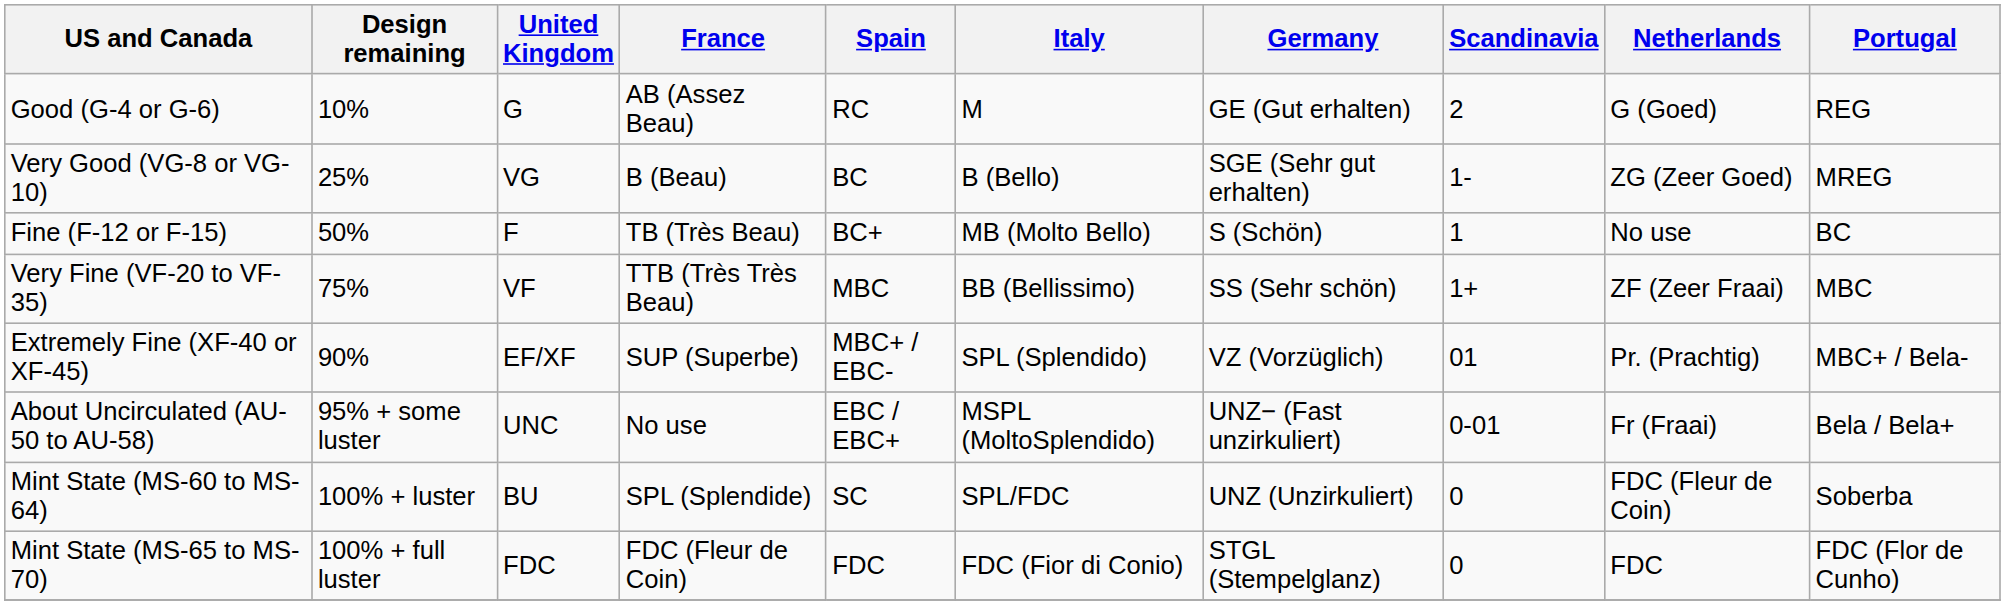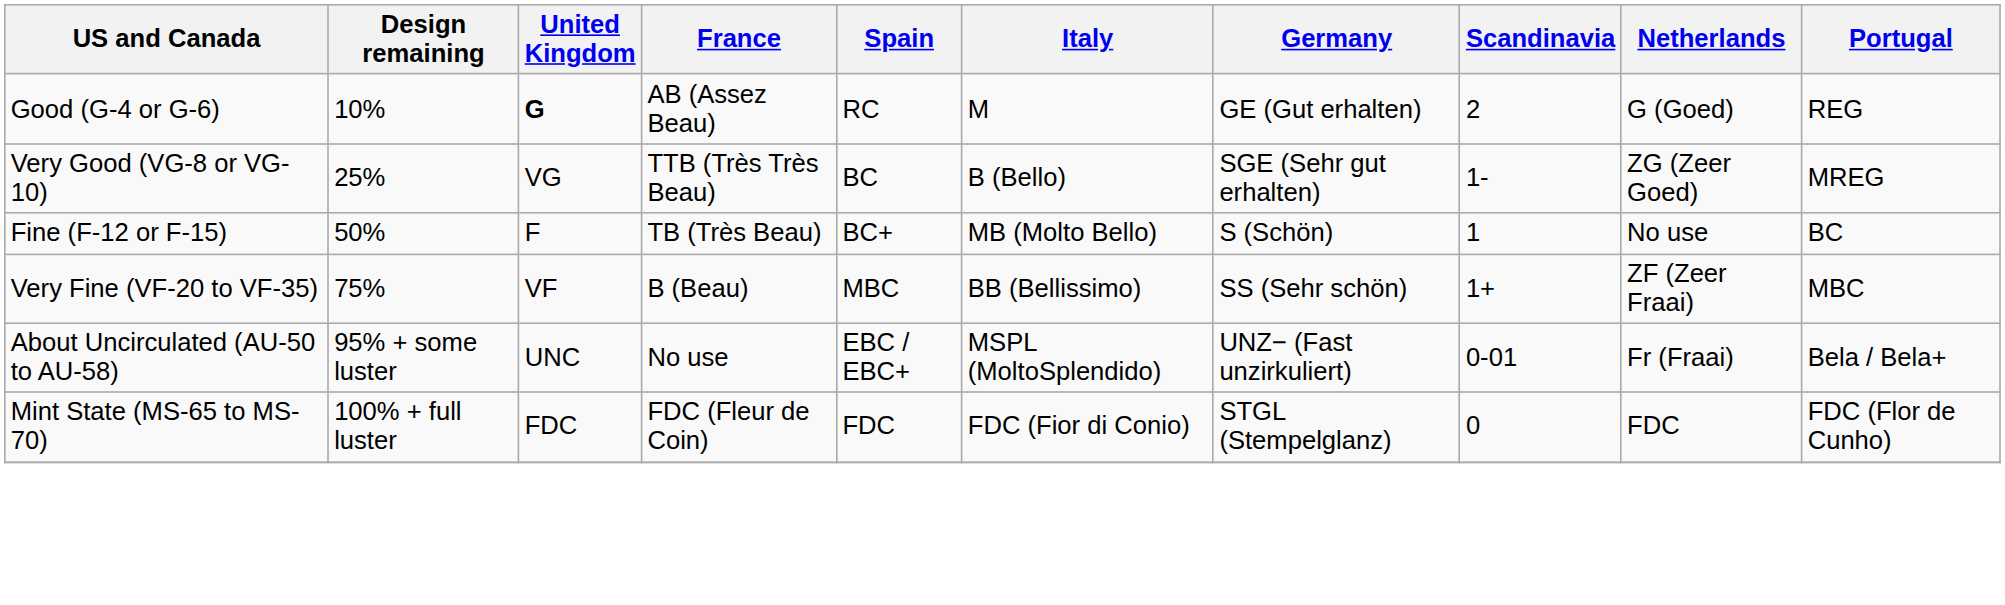(513, 108) normal -> (535, 108) bold
(676, 178) B (Beau) -> (733, 178) TTB (Très Très Beau)
(711, 288) TTB (Très Très Beau) -> (698, 288) B (Beau)
- row: (154, 357)
- row: (155, 496)
